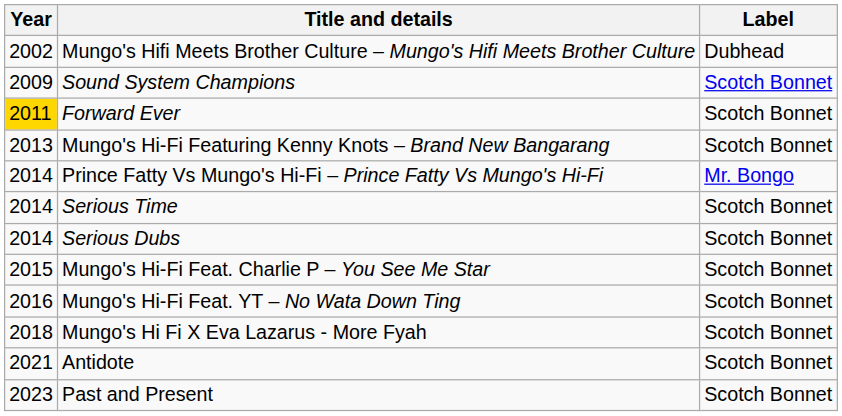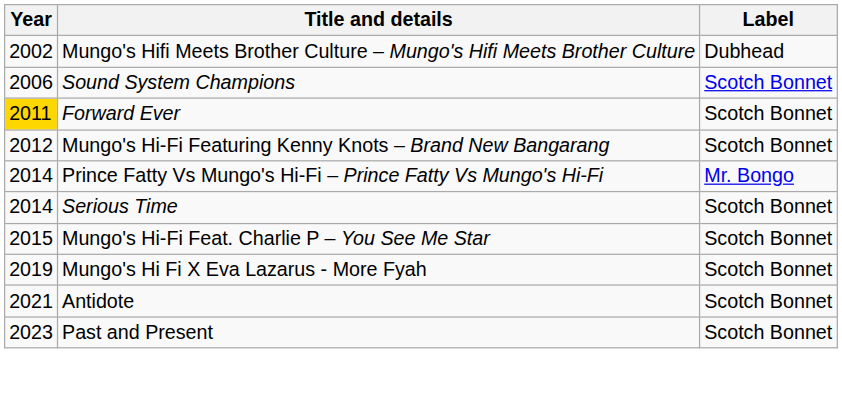(31, 82) 2009 -> (31, 82) 2006
(31, 144) 2013 -> (31, 144) 2012
- row: (121, 238)
- row: (261, 301)
(31, 332) 2018 -> (31, 269) 2019
